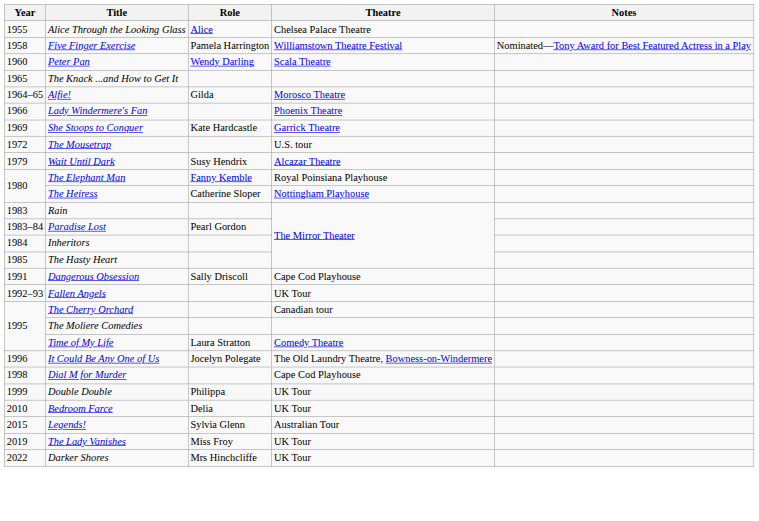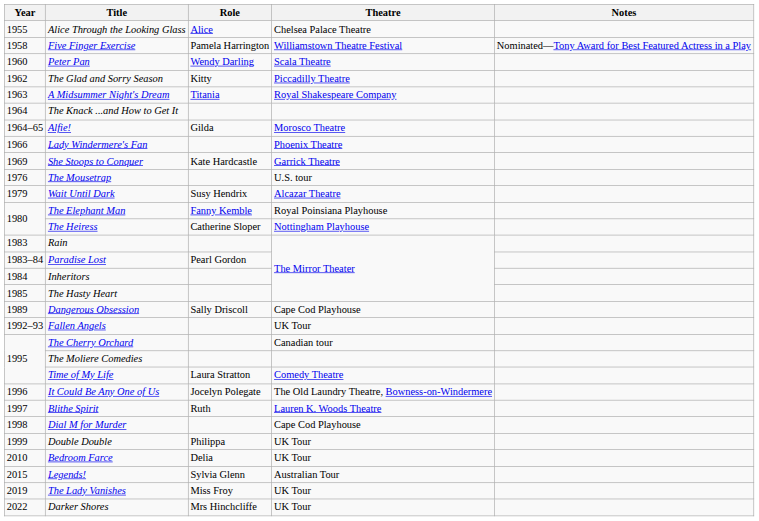+ row: (105, 78)
+ row: (109, 95)
(17, 78) 1965 -> (17, 111) 1964
(17, 144) 1972 -> (17, 177) 1976
(17, 276) 1991 -> (17, 309) 1989
+ row: (73, 408)
